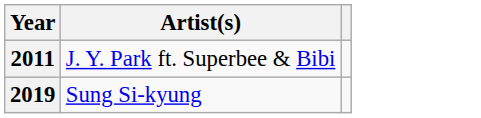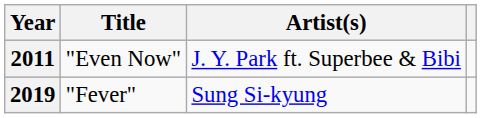+ column: (123, 22)
